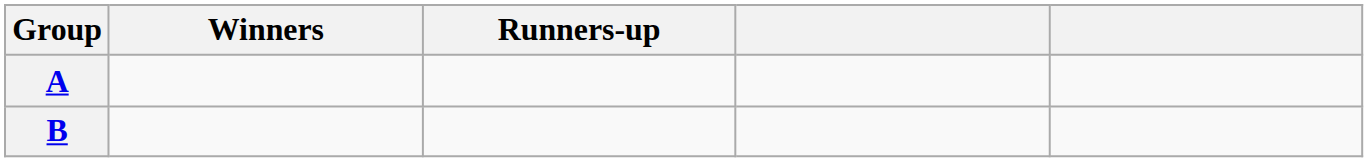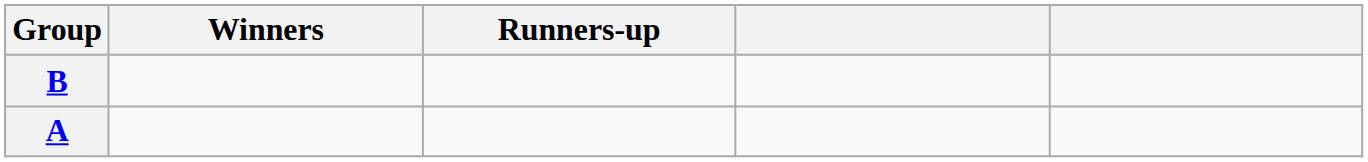rows swapped: (57, 80) <-> (57, 130)
